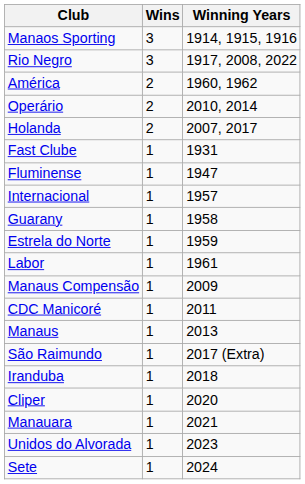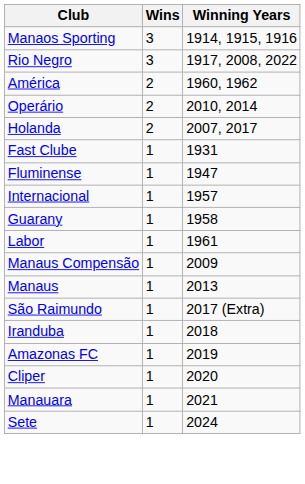- row: (59, 241)
- row: (54, 309)
+ row: (53, 354)
- row: (69, 444)
